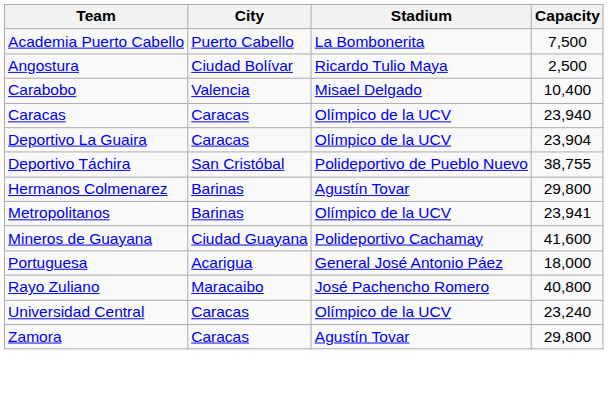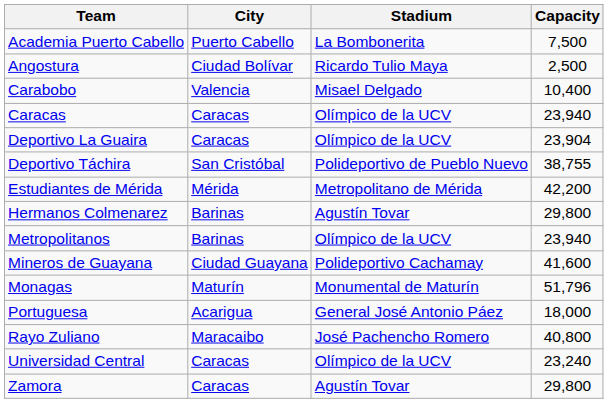+ row: (85, 189)
(567, 213) 23,941 -> (567, 238) 23,940
+ row: (40, 287)
